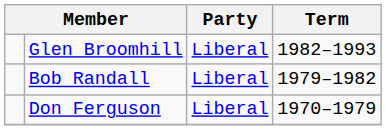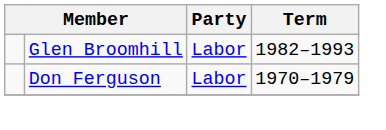(230, 50) Liberal -> (219, 50) Labor
- row: (89, 79)
(230, 109) Liberal -> (219, 79) Labor
